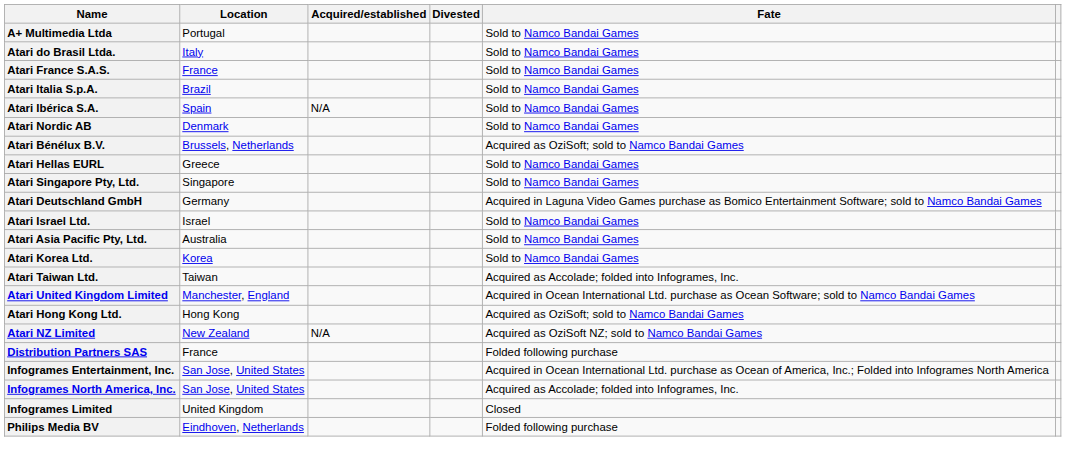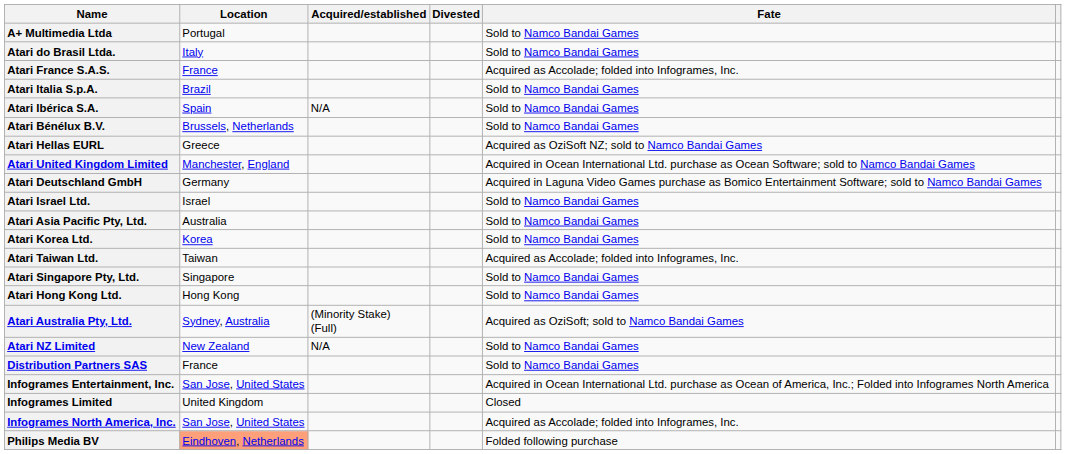(562, 70) Sold to Namco Bandai Games -> (612, 70) Acquired as Accolade; folded into Infogrames, Inc.
- row: (49, 126)
(615, 145) Acquired as OziSoft; sold to Namco Bandai Games -> (562, 126) Sold to Namco Bandai Games
(562, 164) Sold to Namco Bandai Games -> (624, 145) Acquired as OziSoft NZ; sold to Namco Bandai Games
rows swapped: (88, 295) <-> (73, 183)
(615, 314) Acquired as OziSoft; sold to Namco Bandai Games -> (562, 295) Sold to Namco Bandai Games
+ row: (69, 321)
(624, 333) Acquired as OziSoft NZ; sold to Namco Bandai Games -> (562, 346) Sold to Namco Bandai Games
(552, 352) Folded following purchase -> (562, 365) Sold to Namco Bandai Games
rows swapped: (60, 408) <-> (91, 389)
(243, 427) no background -> (243, 440) lightsalmon background
